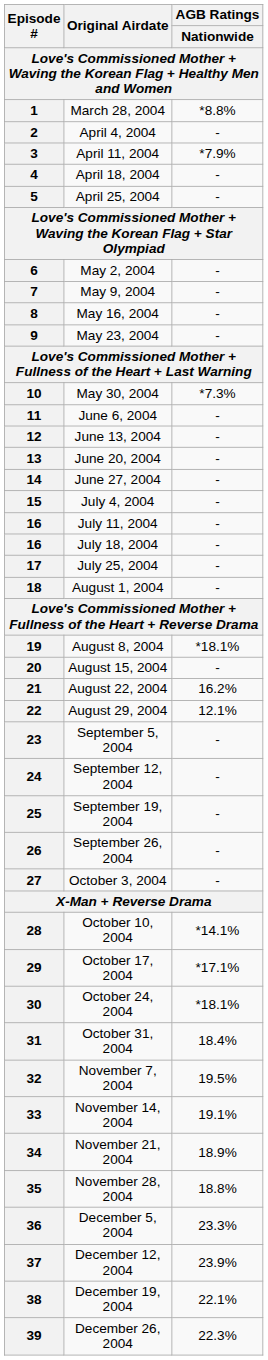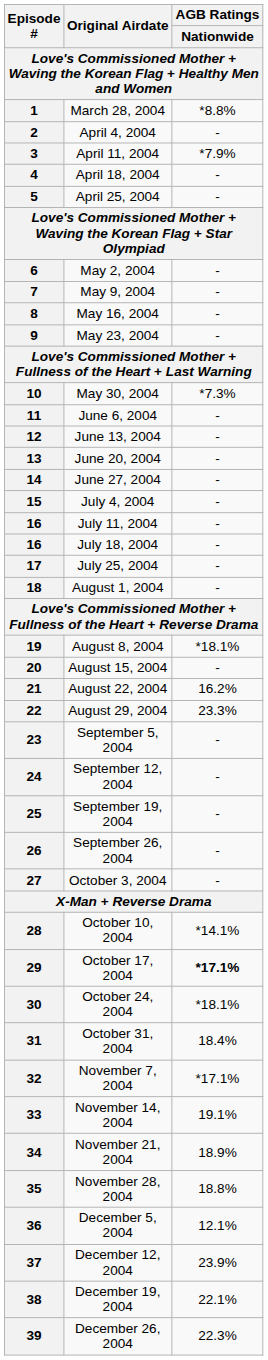(217, 711) 12.1% -> (217, 711) 23.3%
(217, 967) normal -> (217, 967) bold
(217, 1078) 19.5% -> (217, 1078) *17.1%
(217, 1225) 23.3% -> (217, 1225) 12.1%
